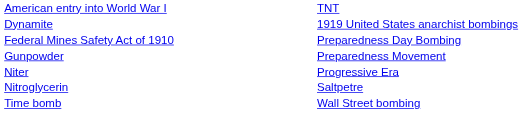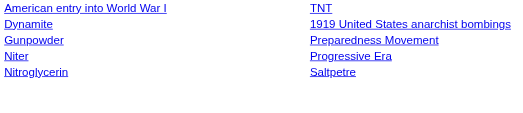- row: (89, 40)
- row: (33, 103)
